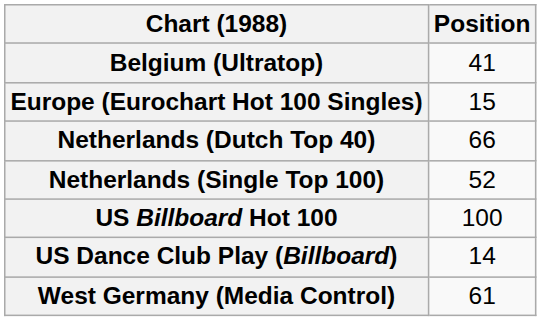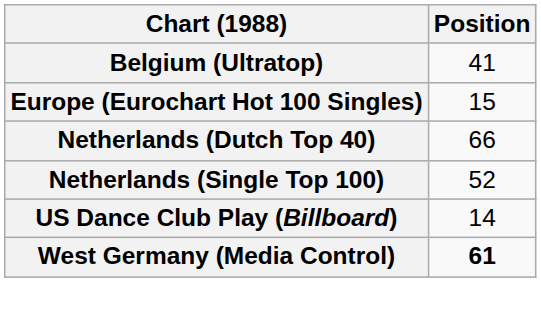- row: (216, 218)
(482, 295) normal -> (482, 256) bold
